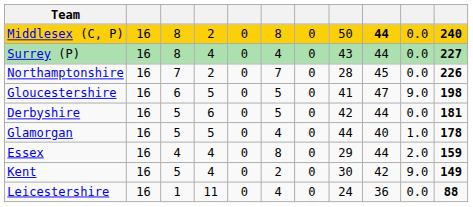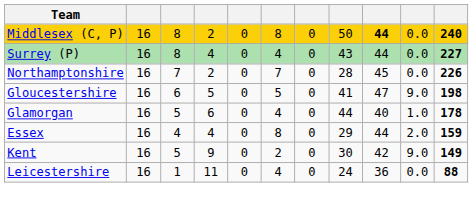- row: (44, 113)
(211, 133) 5 -> (211, 113) 6
(211, 172) 4 -> (211, 152) 9
